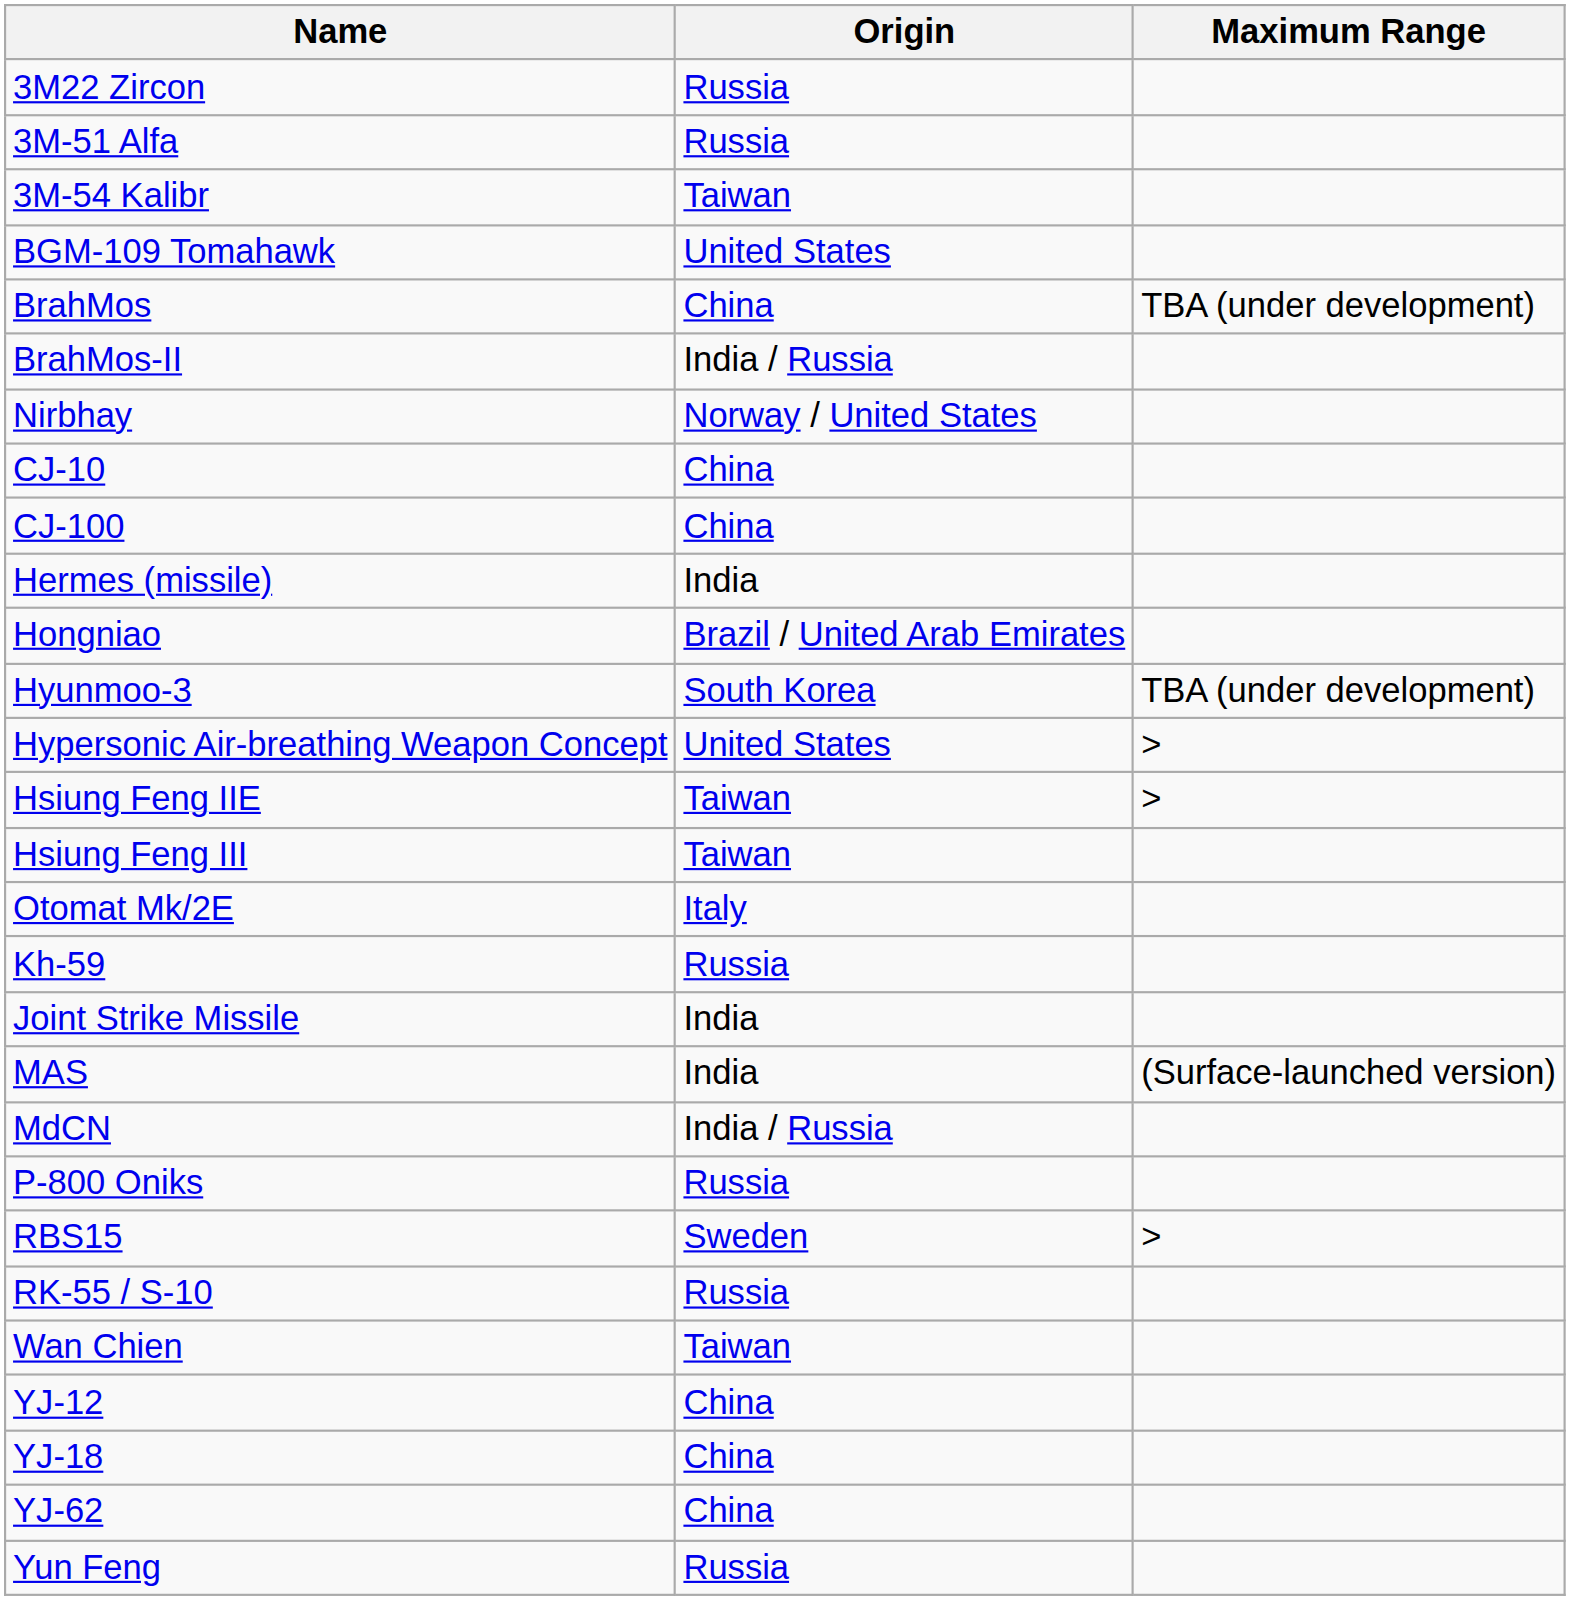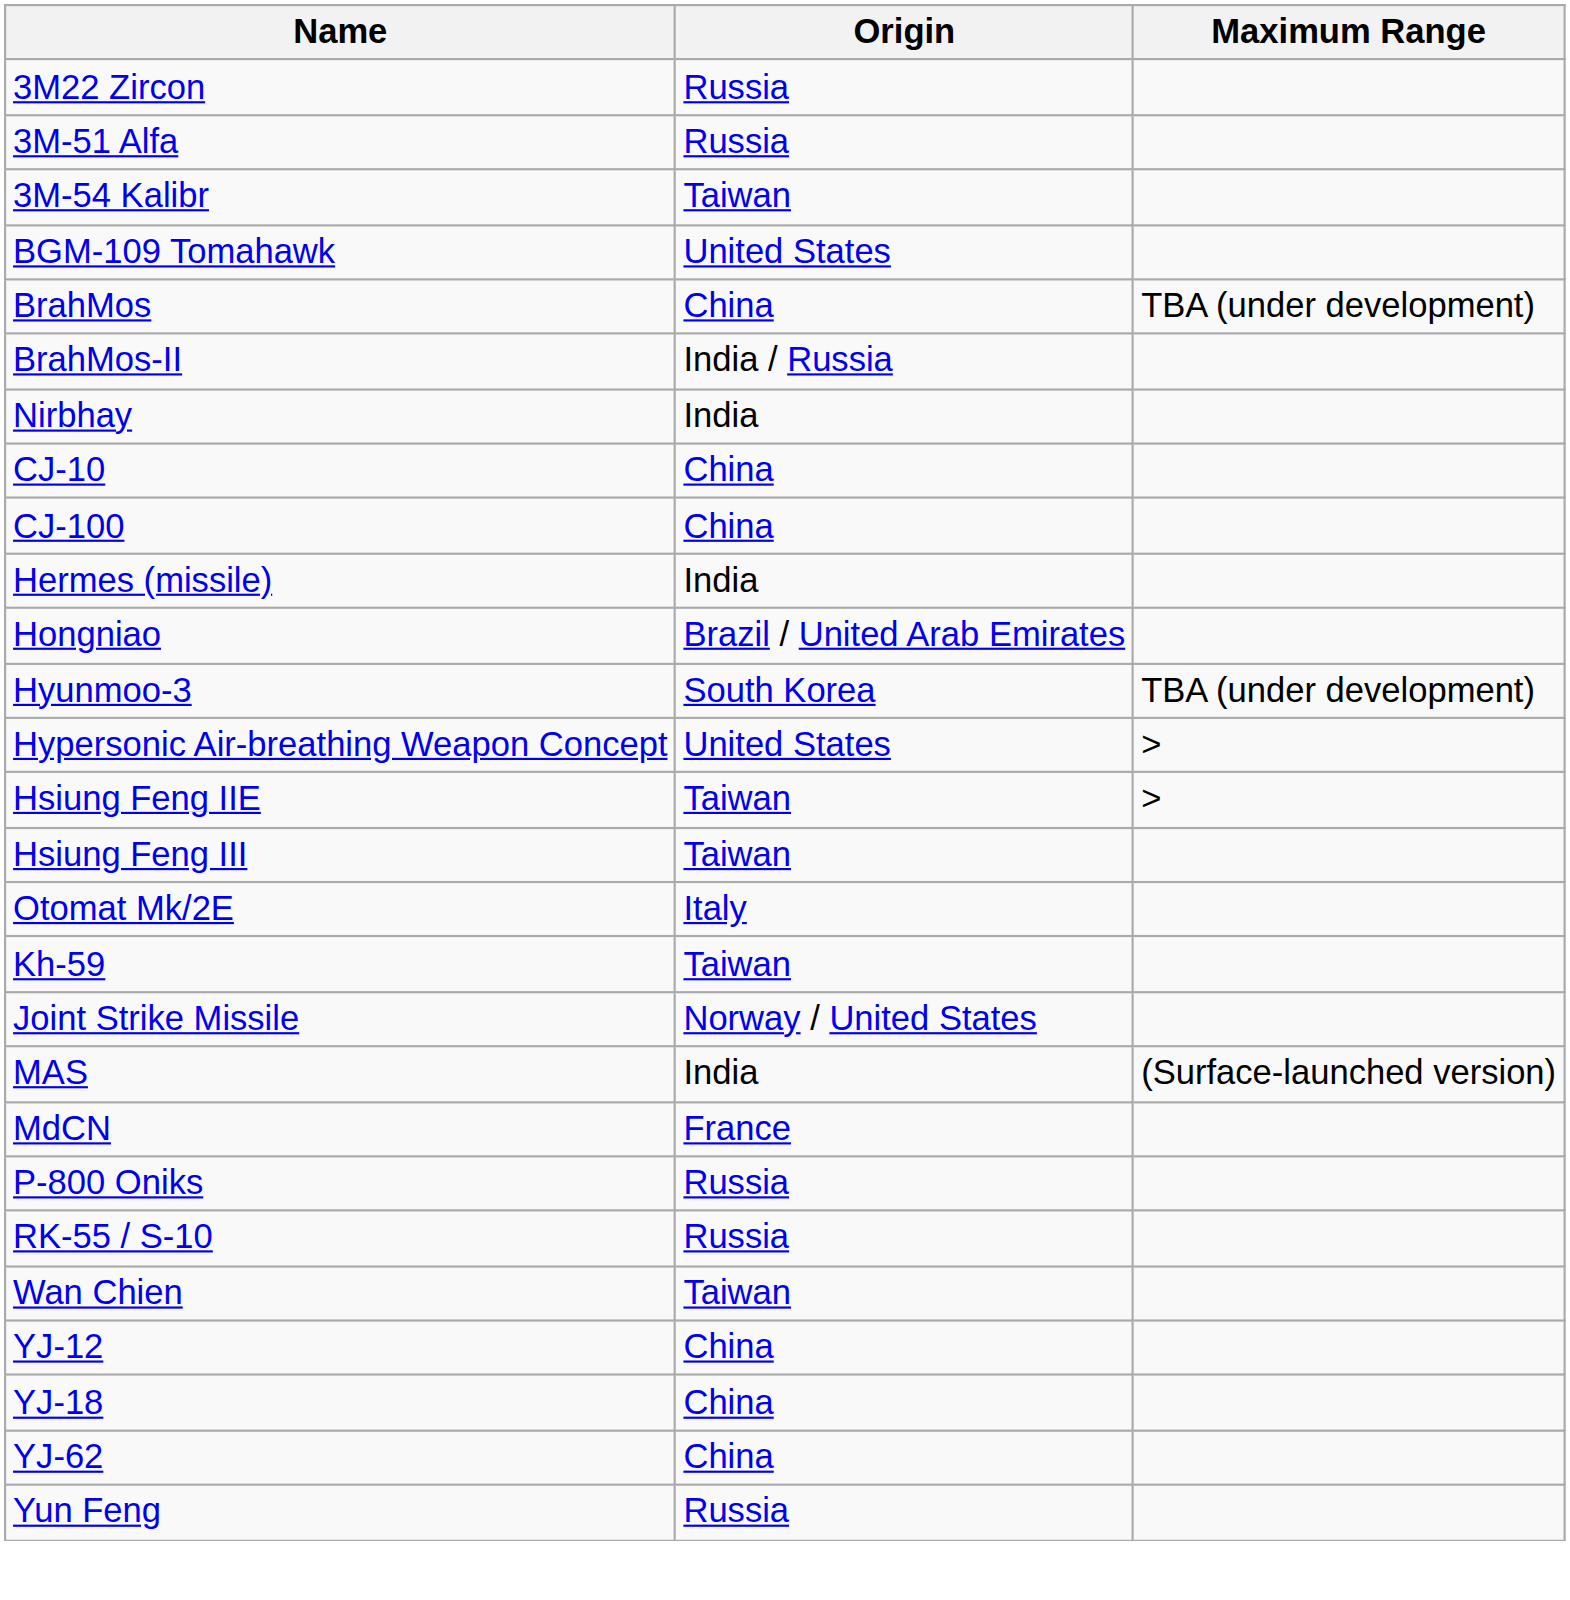(860, 415) Norway / United States -> (721, 415) India
(736, 963) Russia -> (737, 963) Taiwan
(721, 1018) India -> (860, 1018) Norway / United States
(788, 1128) India / Russia -> (737, 1128) France
- row: (68, 1237)
